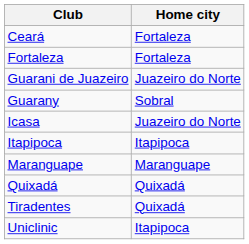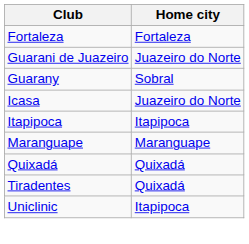- row: (26, 36)
